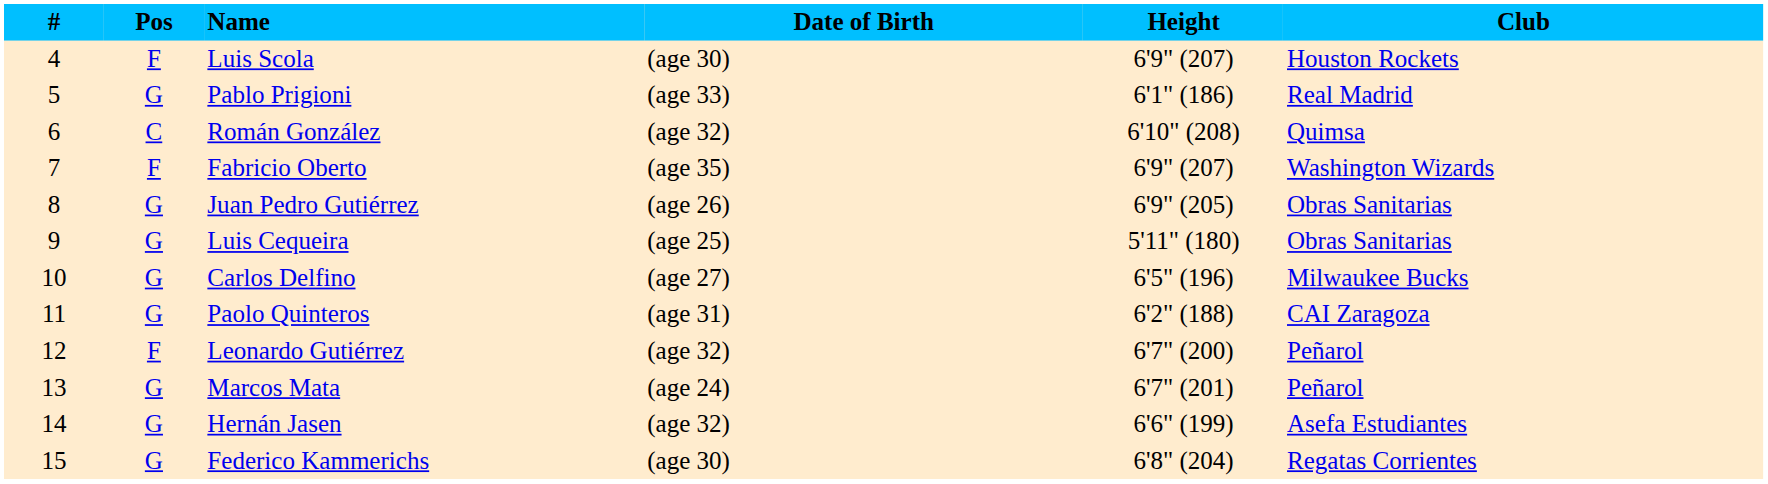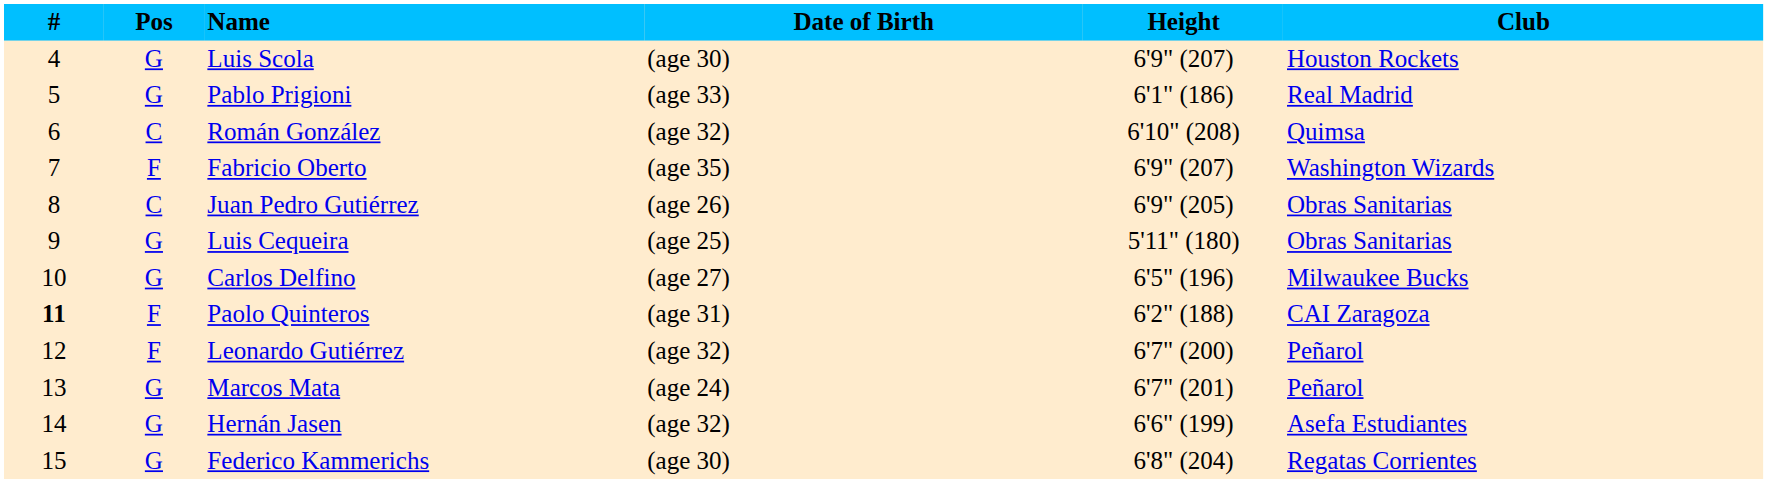(154, 58) F -> (154, 58) G
(154, 204) G -> (154, 204) C
(54, 314) normal -> (54, 314) bold
(154, 314) G -> (154, 314) F
